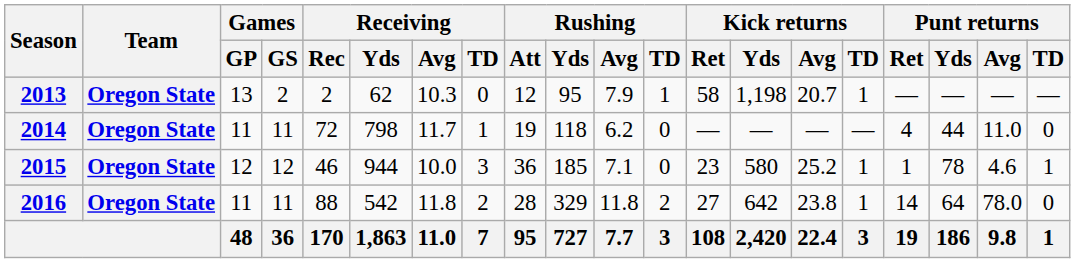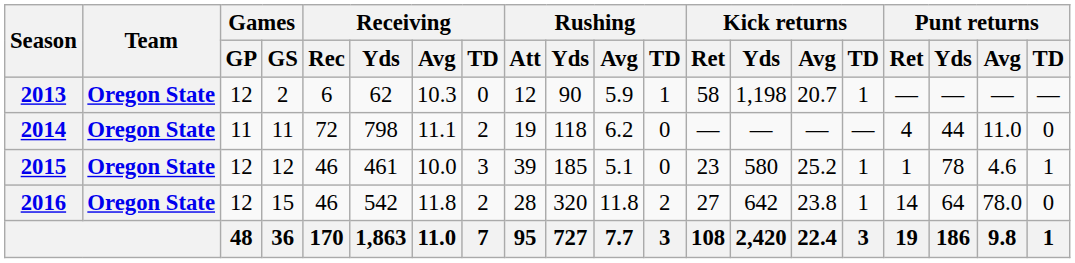(241, 94) 13 -> (241, 94) 12
(327, 94) 2 -> (327, 94) 6
(570, 94) 95 -> (570, 94) 90
(619, 94) 7.9 -> (619, 94) 5.9
(437, 130) 11.7 -> (437, 130) 11.1
(483, 130) 1 -> (483, 130) 2
(381, 166) 944 -> (381, 166) 461
(525, 166) 36 -> (525, 166) 39
(619, 166) 7.1 -> (619, 166) 5.1
(241, 202) 11 -> (241, 202) 12
(283, 202) 11 -> (283, 202) 15
(327, 202) 88 -> (327, 202) 46
(570, 202) 329 -> (570, 202) 320
